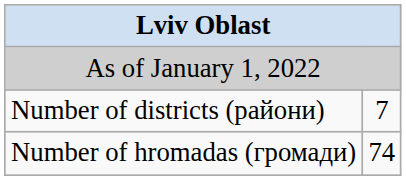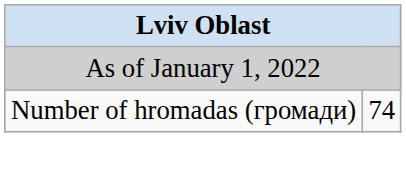- row: (168, 110)
